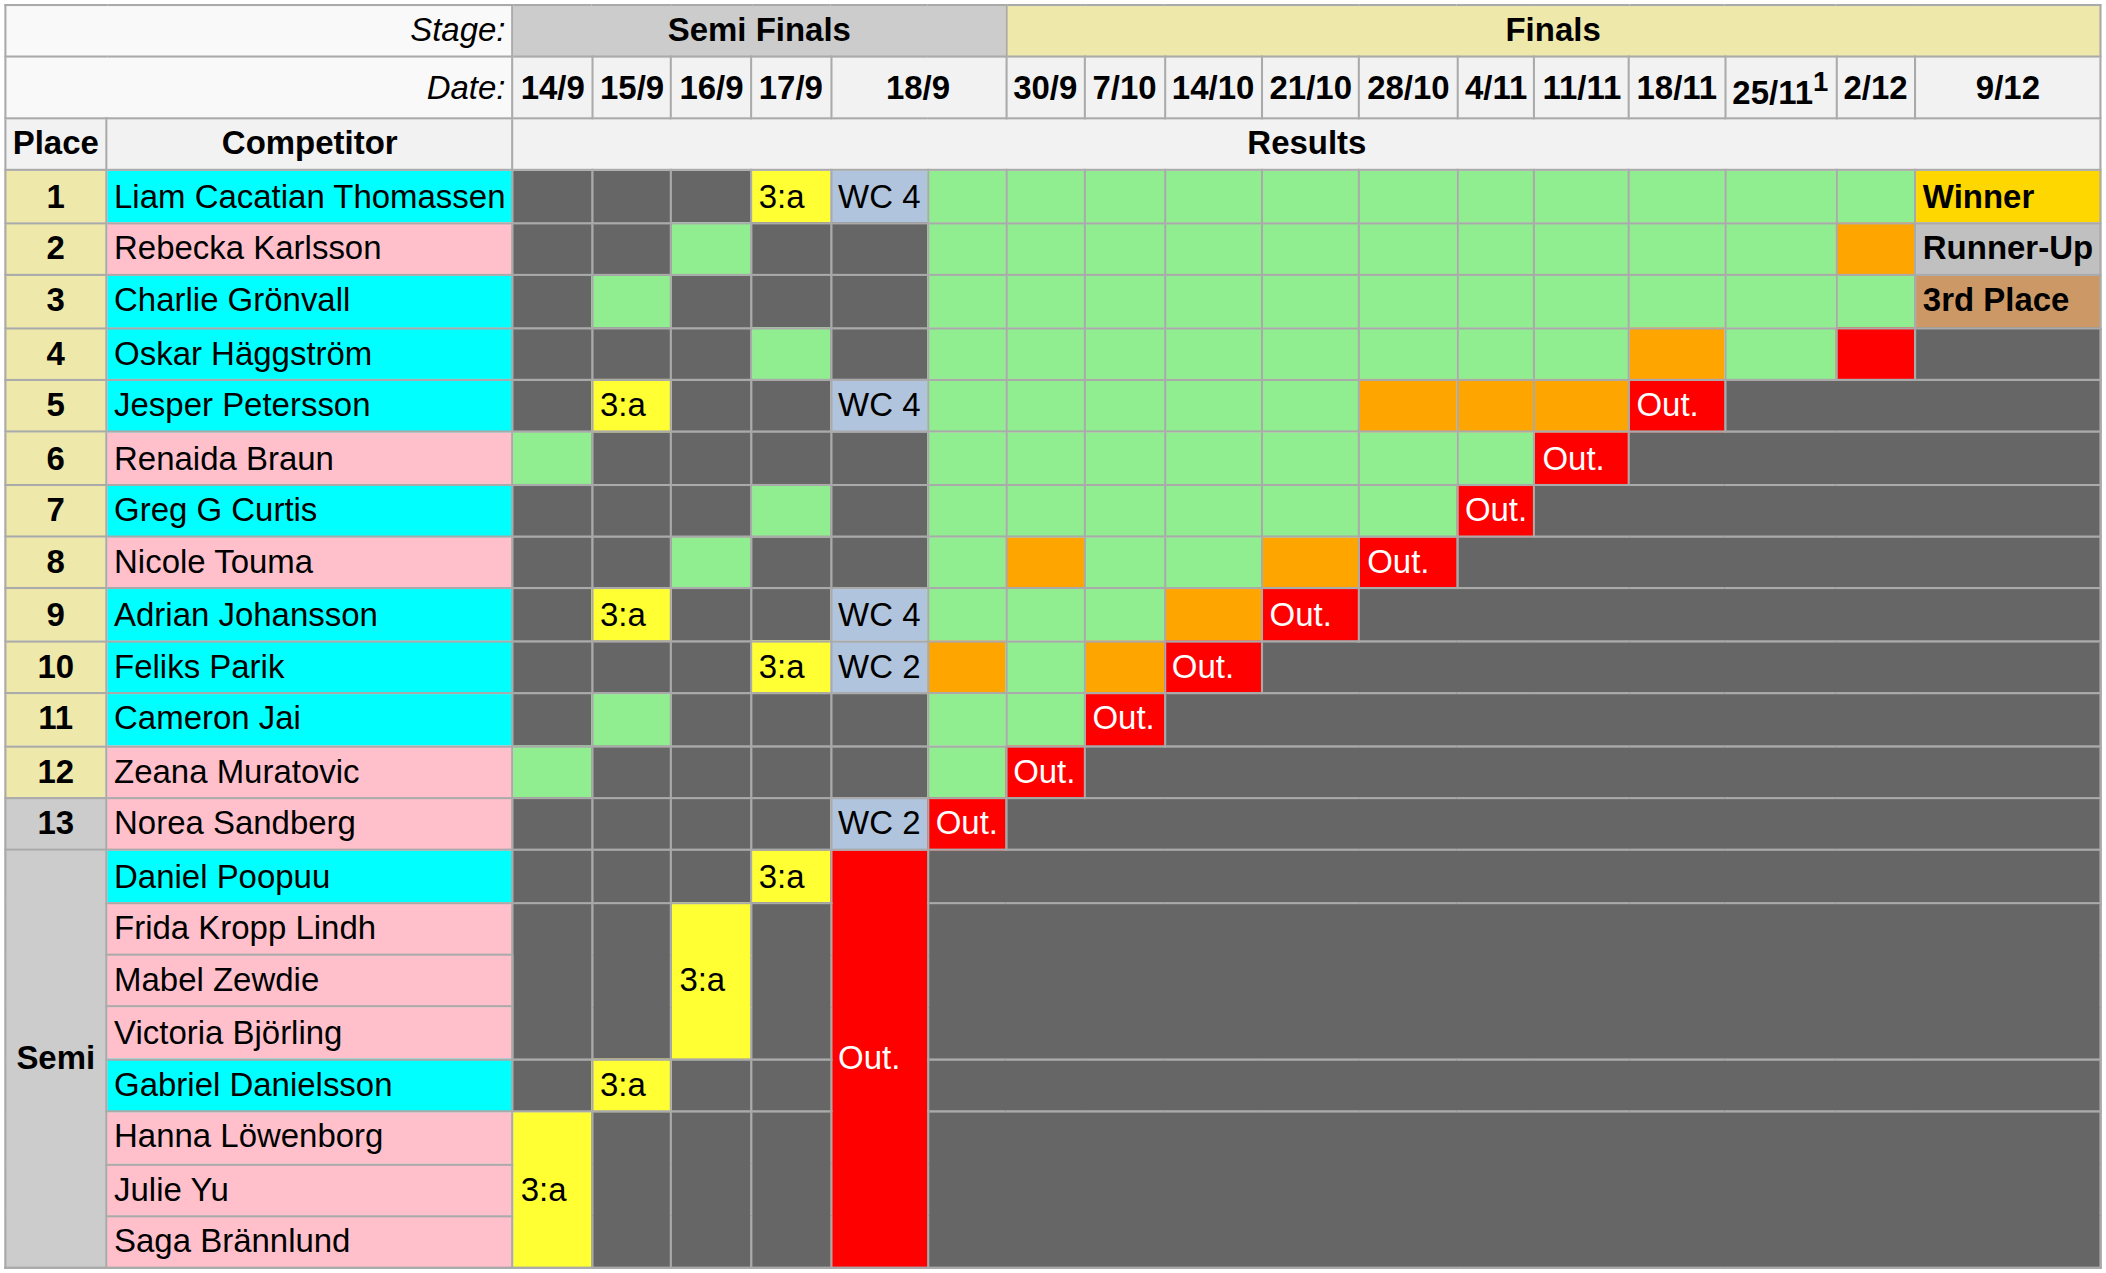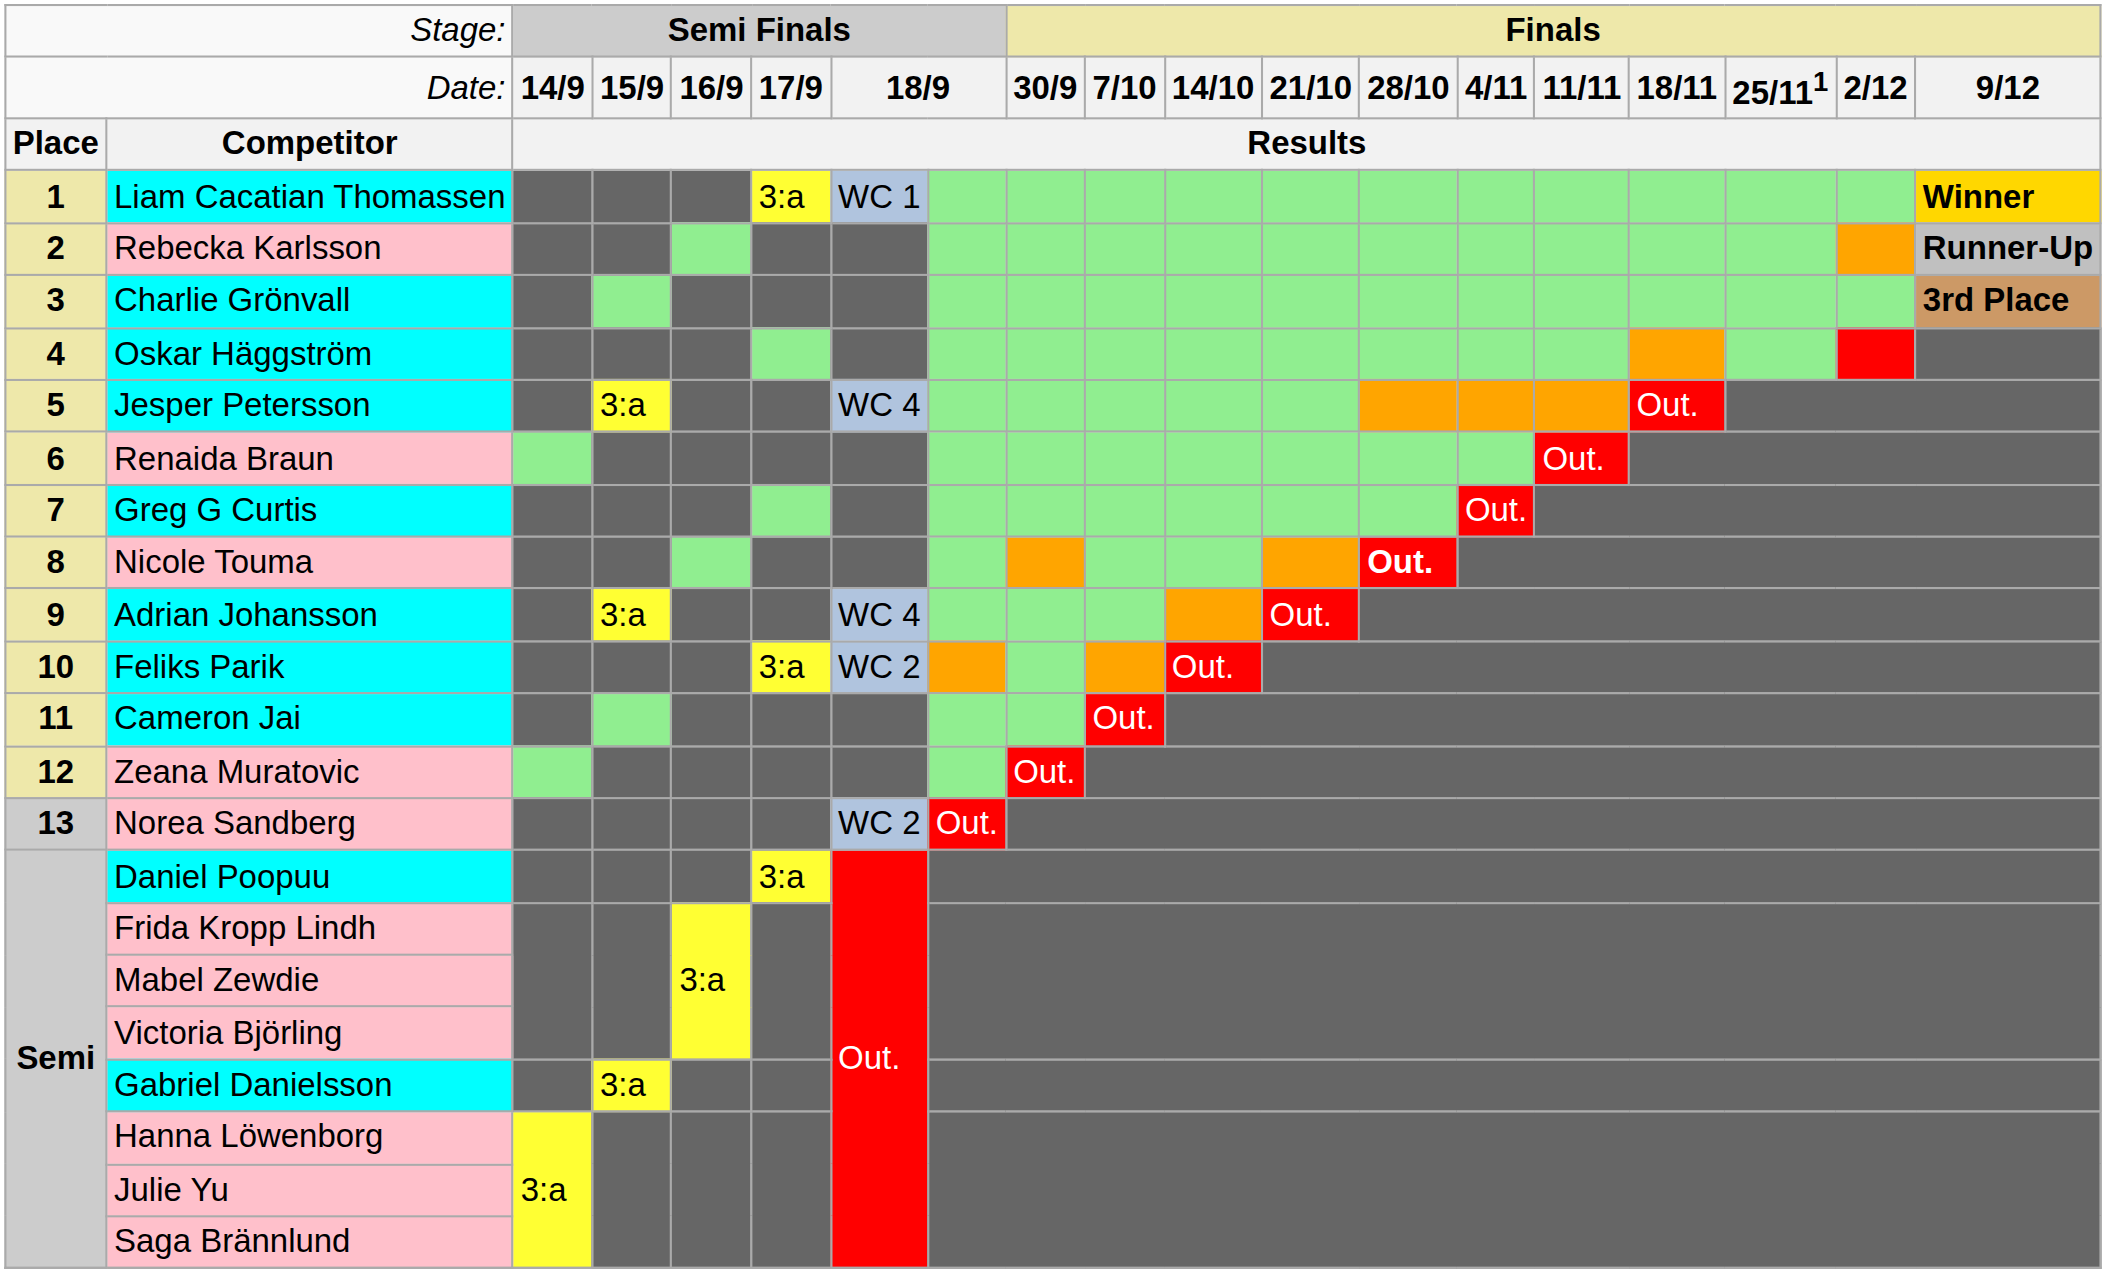(879, 196) WC 4 -> (879, 196) WC 1
(1398, 562) normal -> (1400, 562) bold
